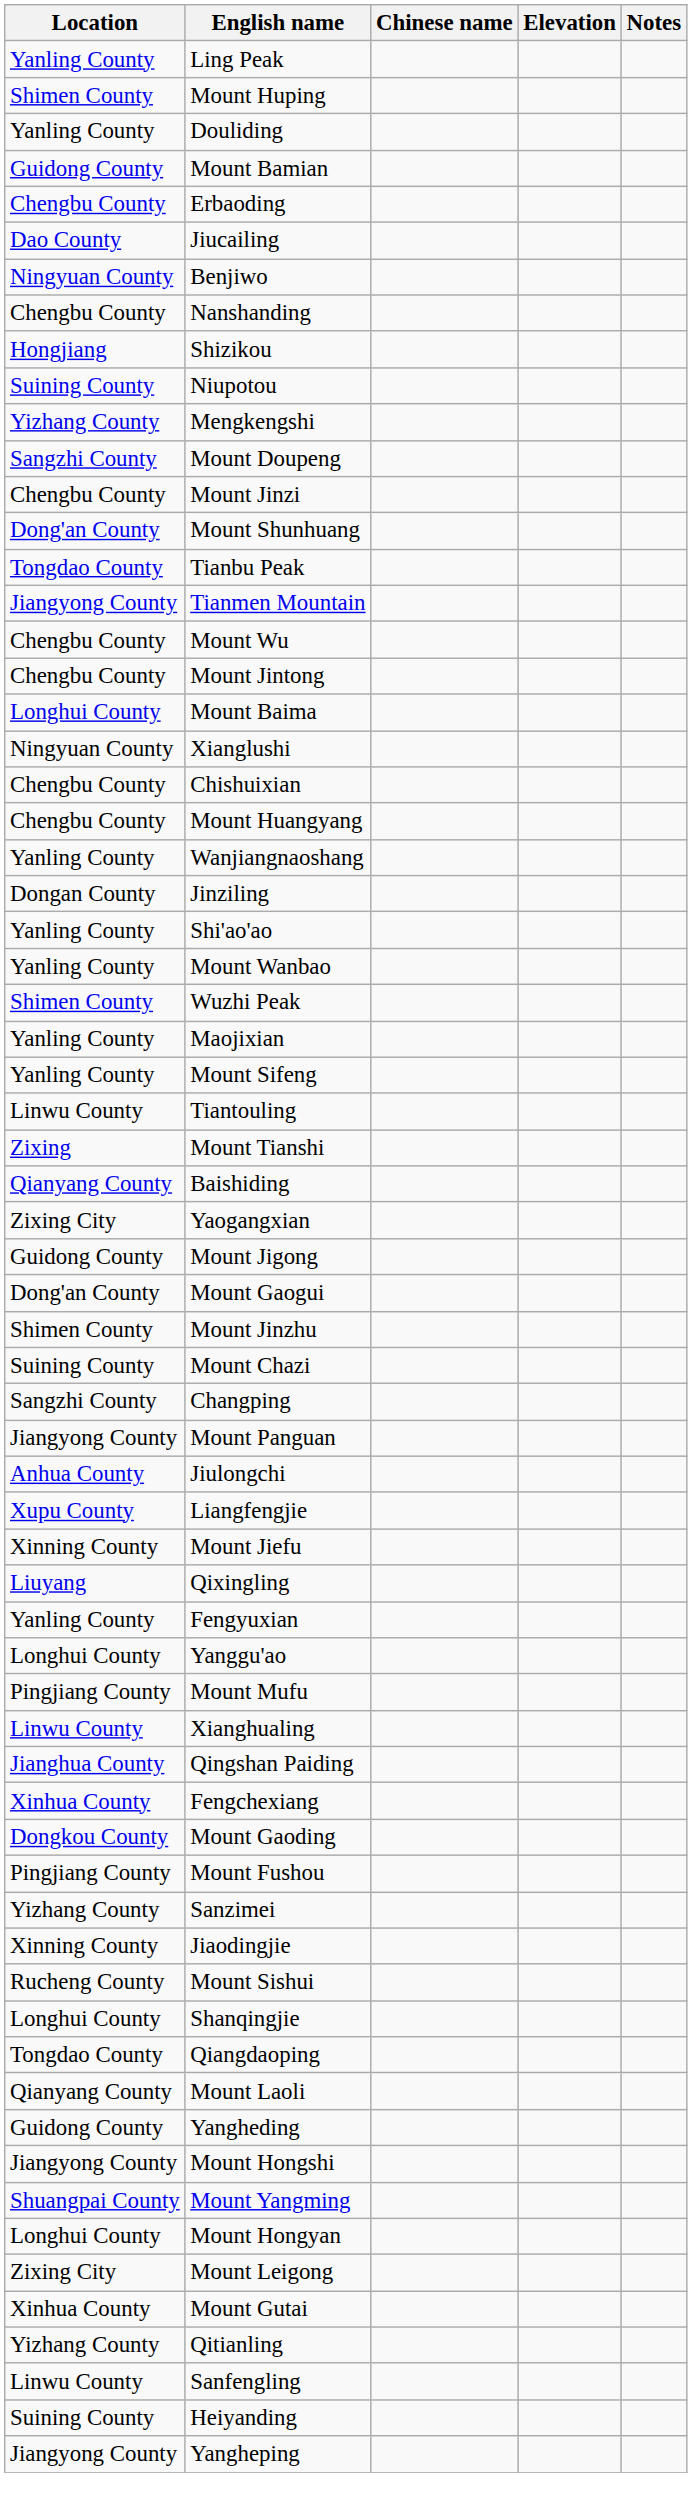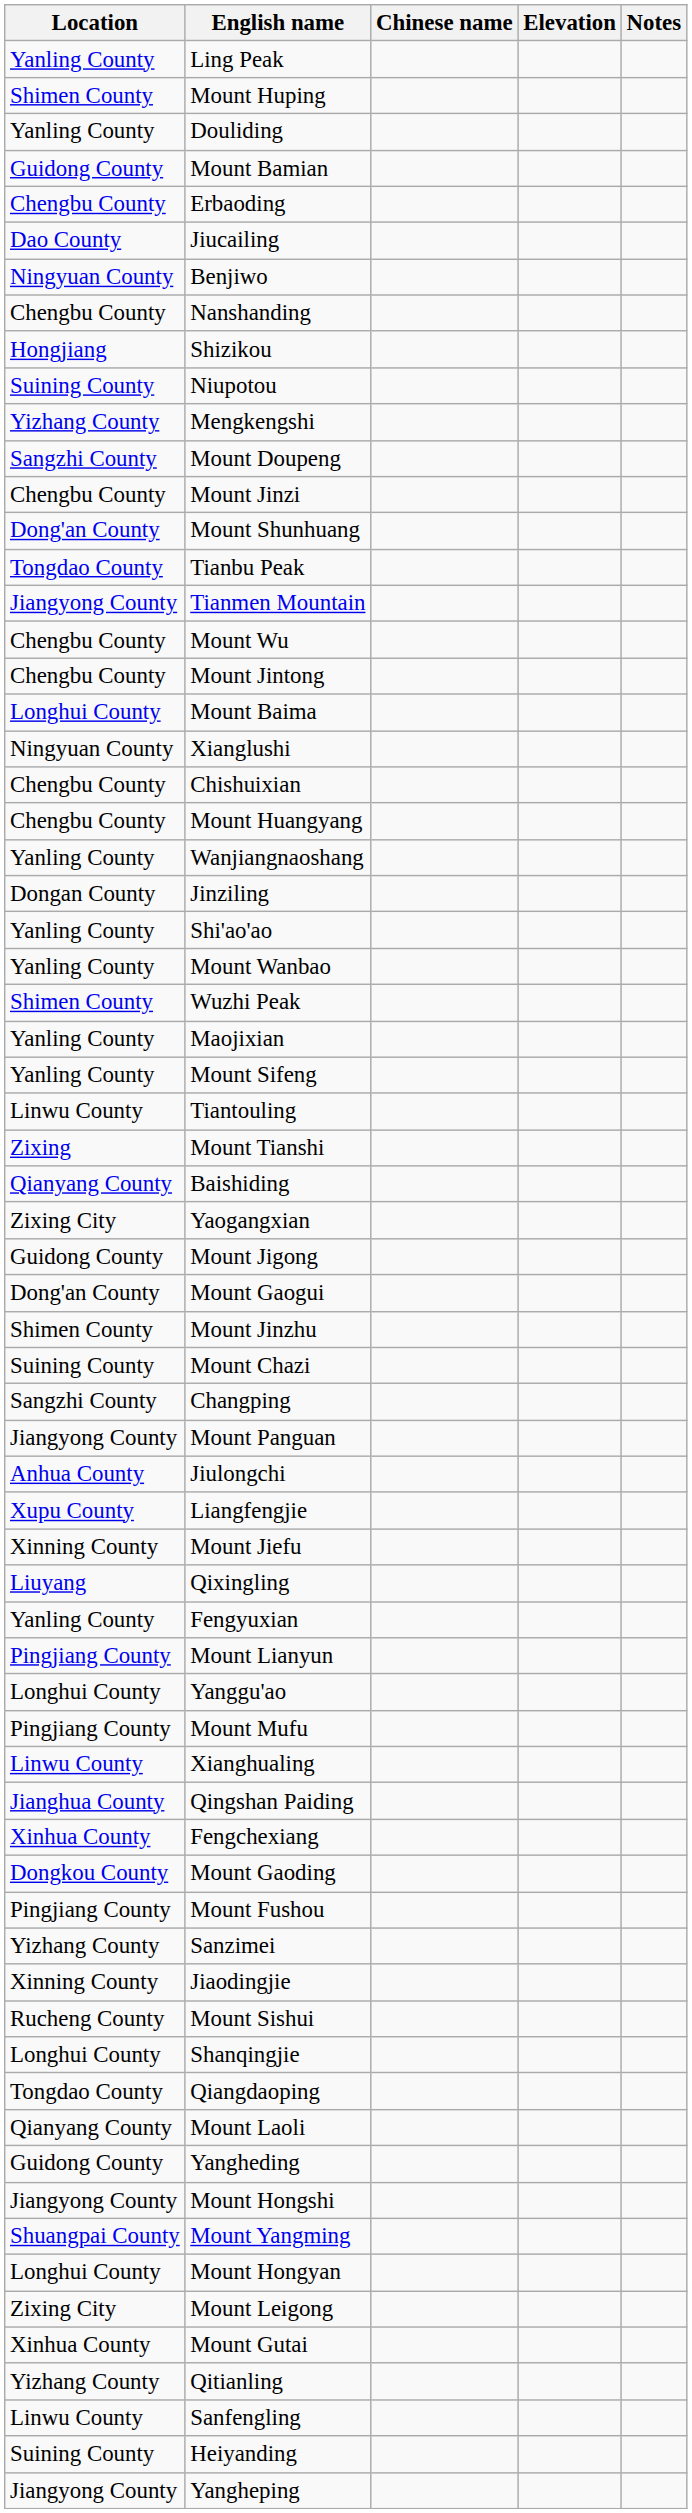+ row: (262, 1655)
